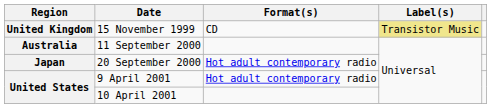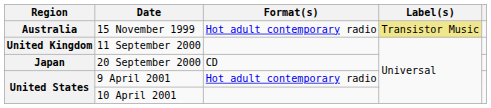(50, 29) United Kingdom -> (50, 29) Australia
(212, 29) CD -> (291, 29) Hot adult contemporary radio
(50, 46) Australia -> (50, 46) United Kingdom
(291, 62) Hot adult contemporary radio -> (212, 62) CD
